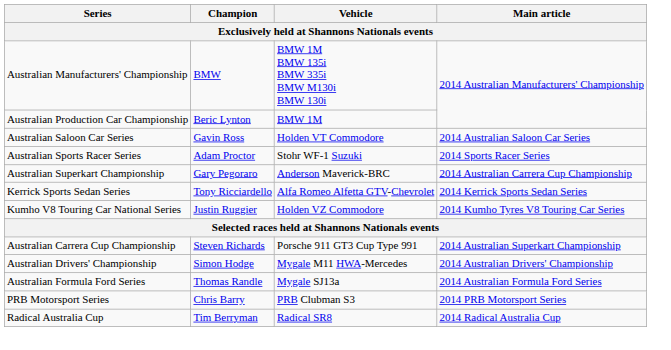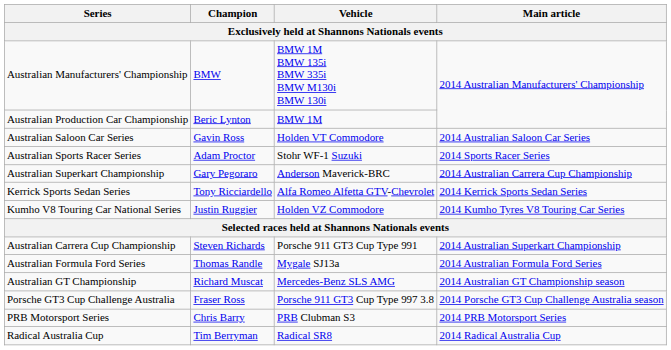- row: (82, 264)
+ row: (72, 282)
+ row: (91, 300)
